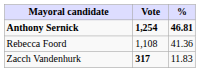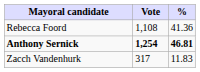rows swapped: (43, 28) <-> (36, 43)
(143, 59) bold -> (143, 59) normal
